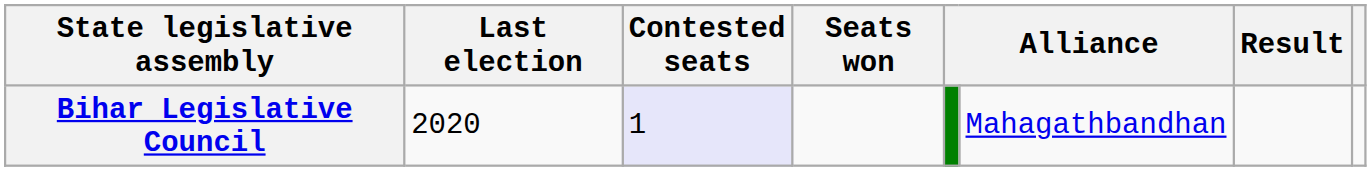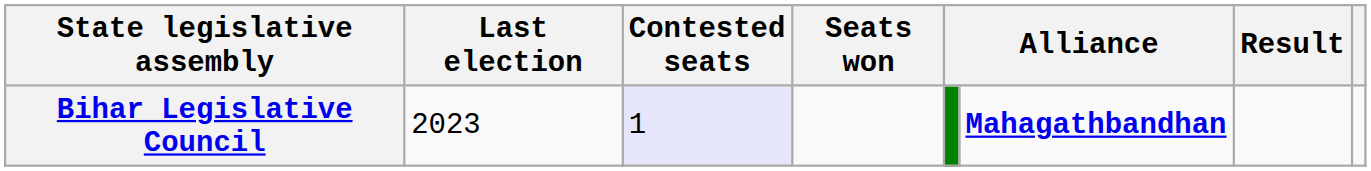(446, 126) 2020 -> (446, 126) 2023
(1096, 126) normal -> (1096, 126) bold
